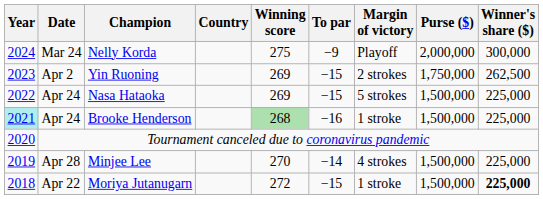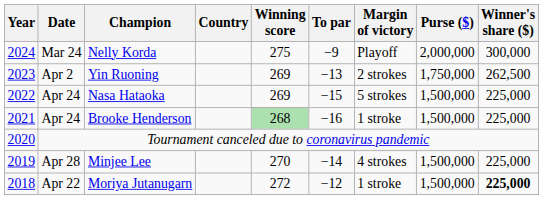(331, 74) −15 -> (331, 74) −13
(21, 118) paleturquoise background -> (21, 118) no background
(331, 183) −15 -> (331, 183) −12
